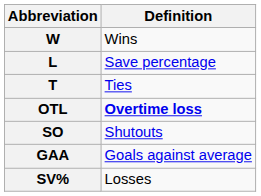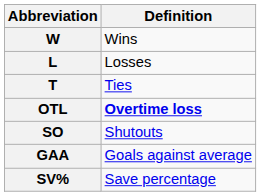(160, 62) Save percentage -> (128, 62) Losses
(128, 179) Losses -> (160, 179) Save percentage
